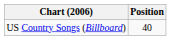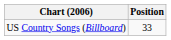(147, 27) 40 -> (147, 27) 33
